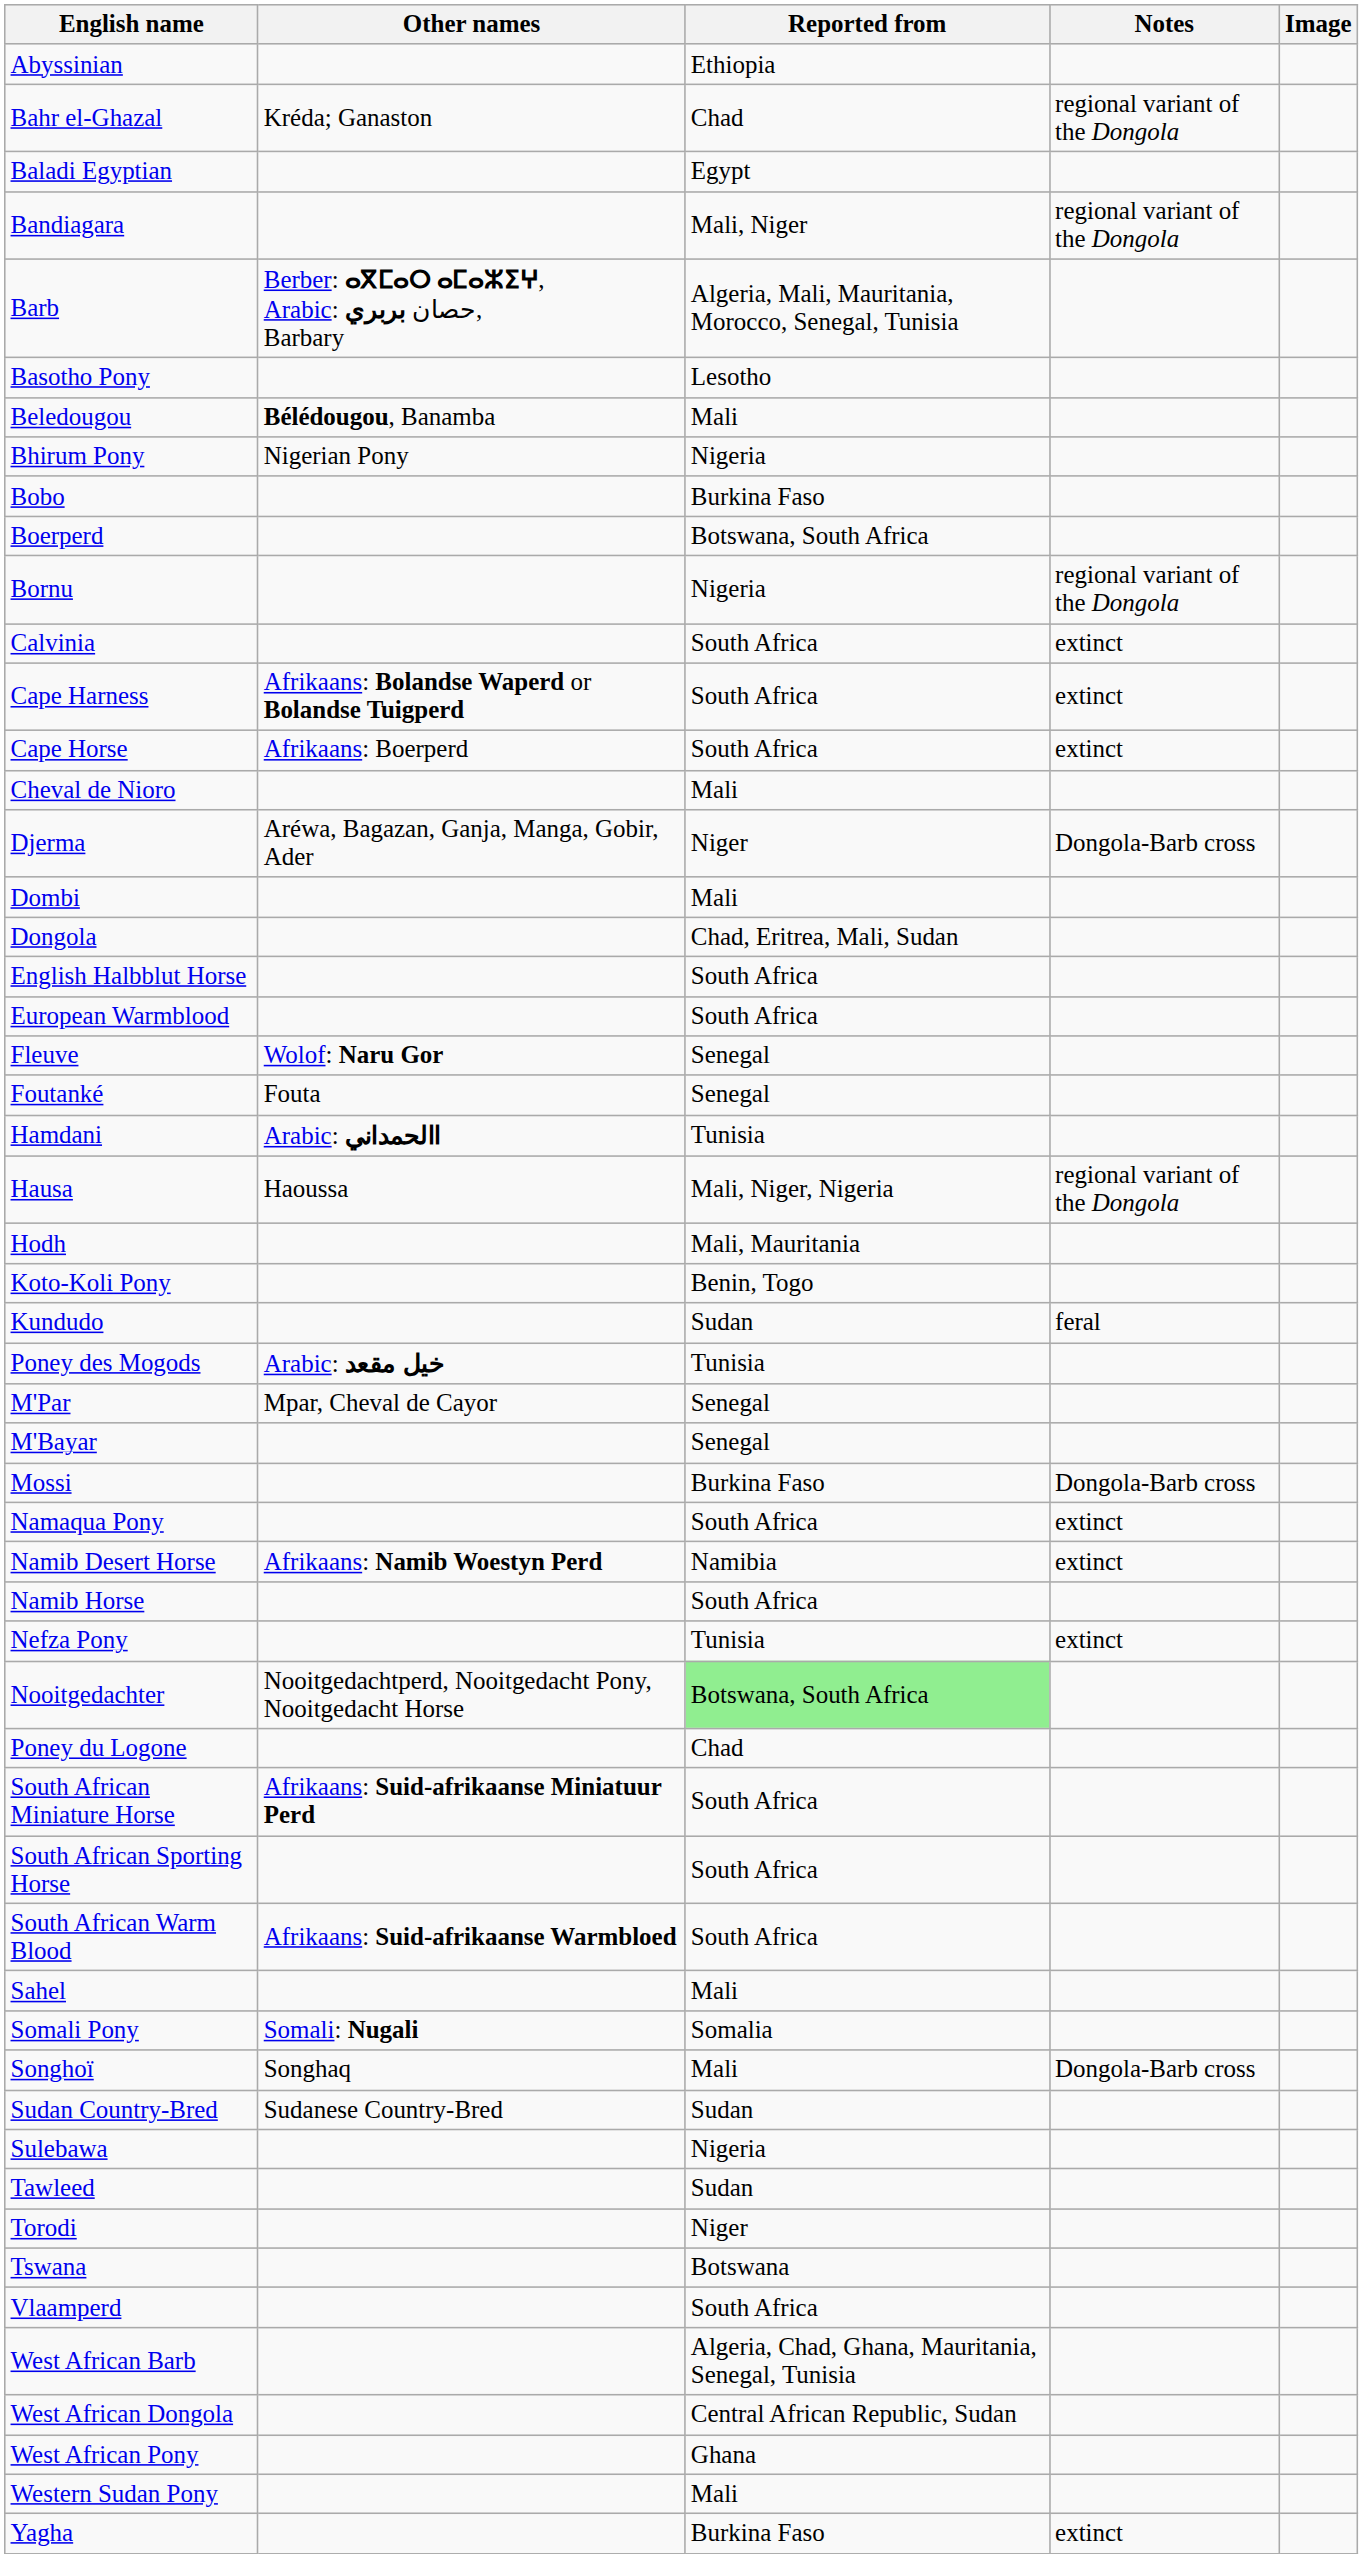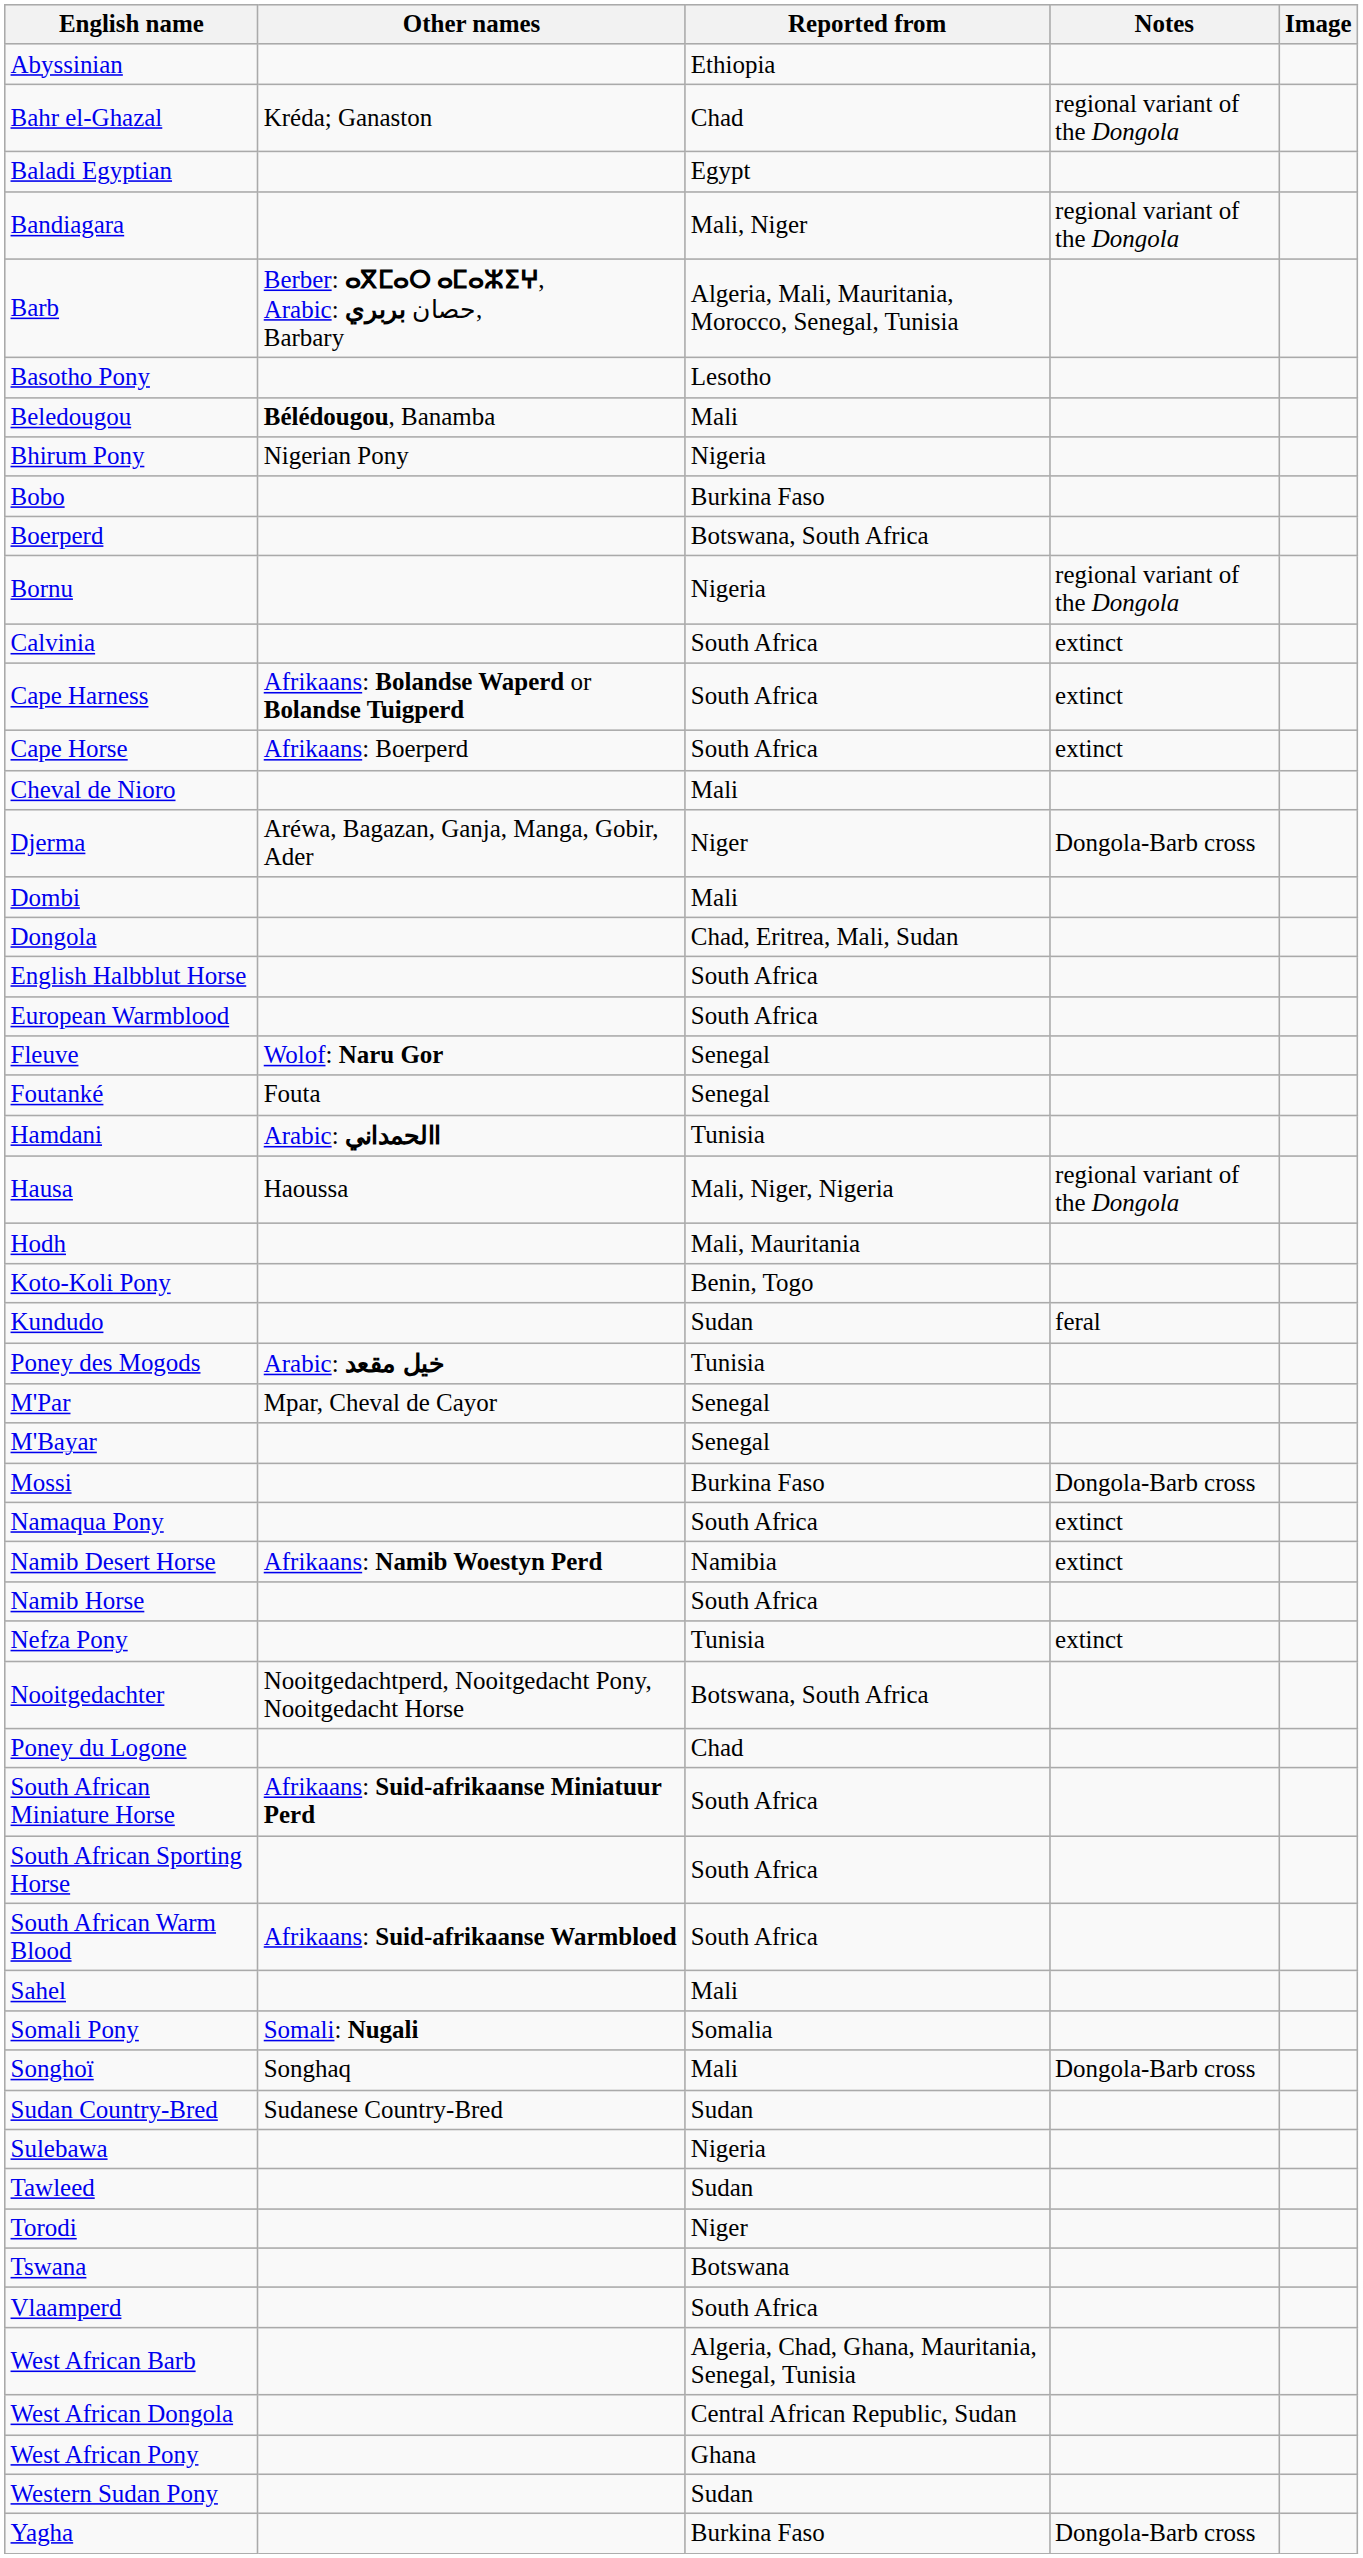(810, 1694) lightgreen background -> (810, 1694) no background
(714, 2493) Mali -> (722, 2493) Sudan
(1089, 2533) extinct -> (1155, 2533) Dongola-Barb cross
